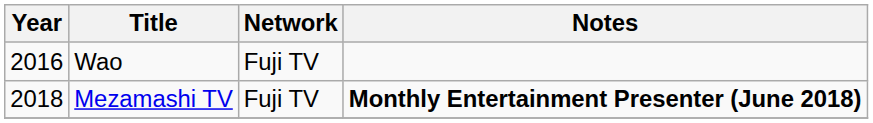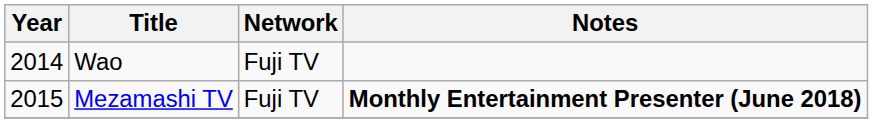(37, 61) 2016 -> (37, 61) 2014
(37, 99) 2018 -> (37, 99) 2015
